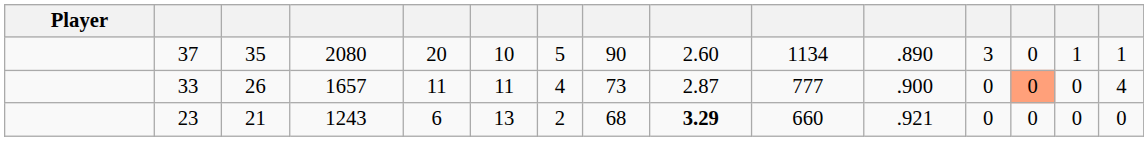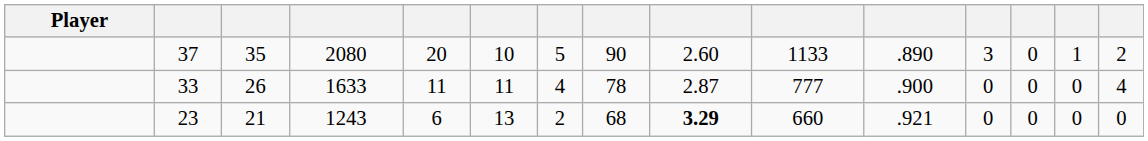(808, 53) 1134 -> (808, 53) 1133
(1121, 53) 1 -> (1121, 53) 2
(346, 86) 1657 -> (346, 86) 1633
(616, 86) 73 -> (616, 86) 78
(1033, 86) lightsalmon background -> (1033, 86) no background
